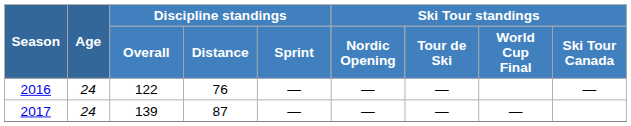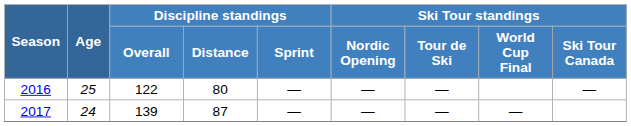(88, 89) 24 -> (88, 89) 25
(220, 89) 76 -> (220, 89) 80
